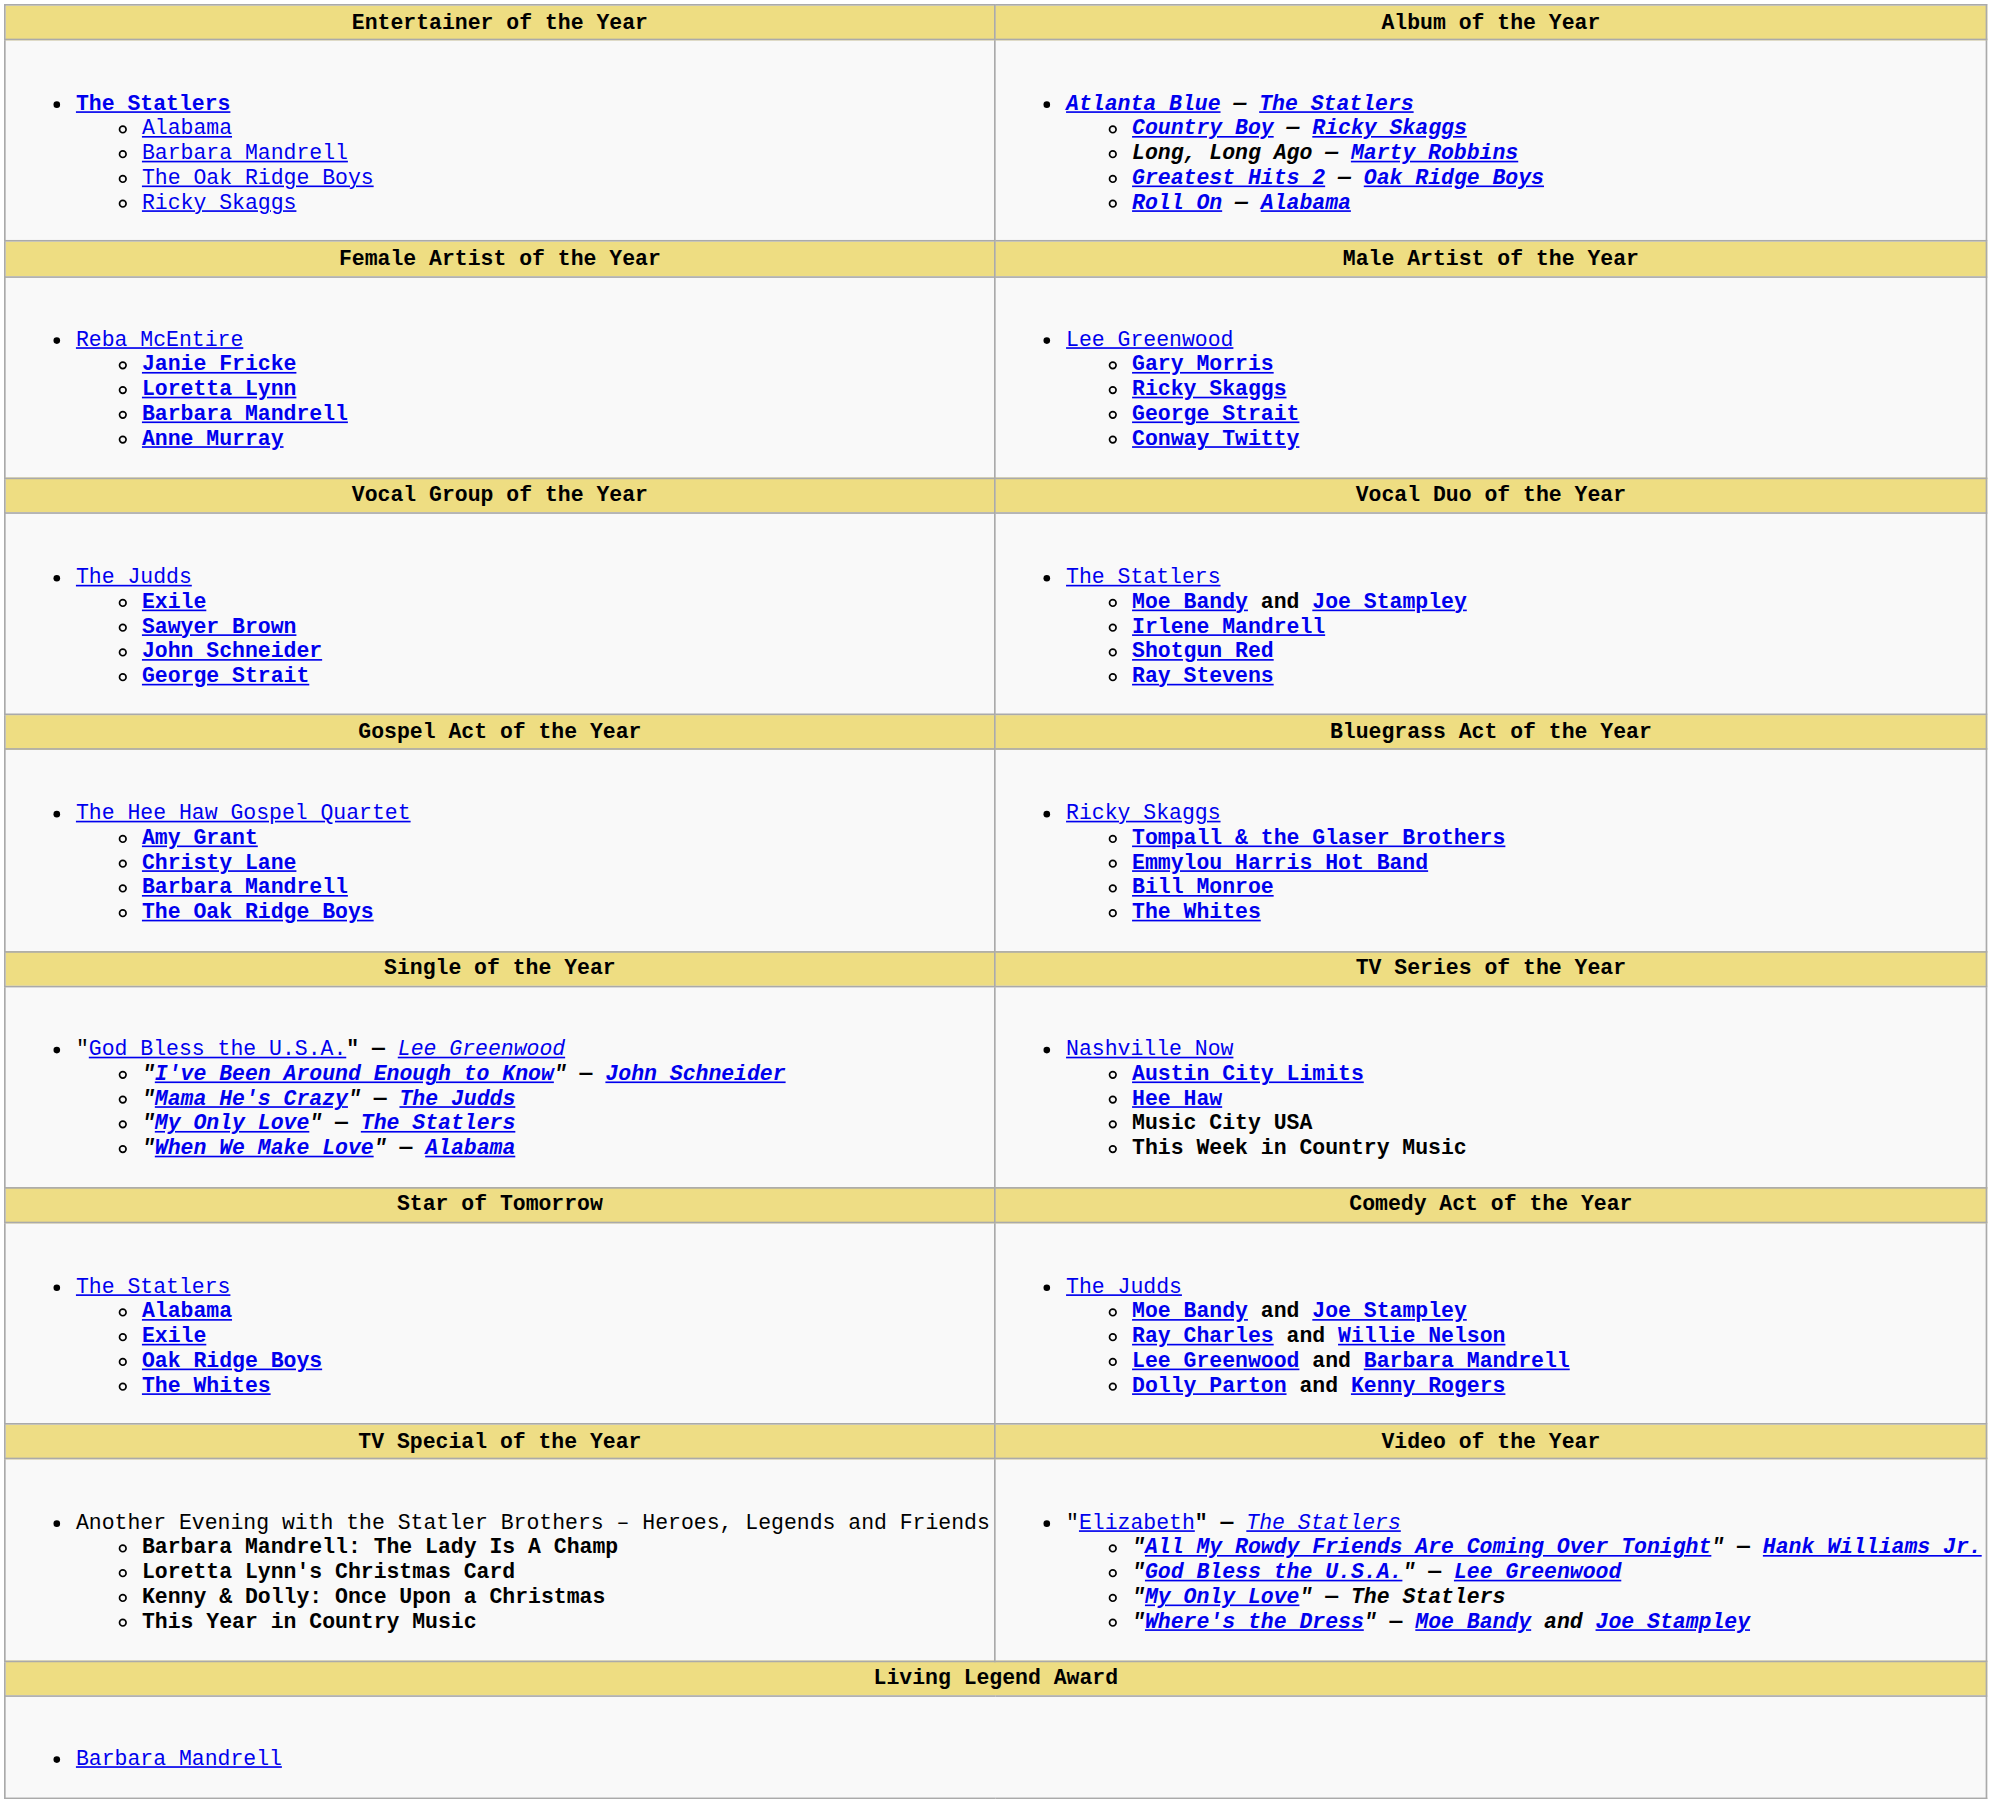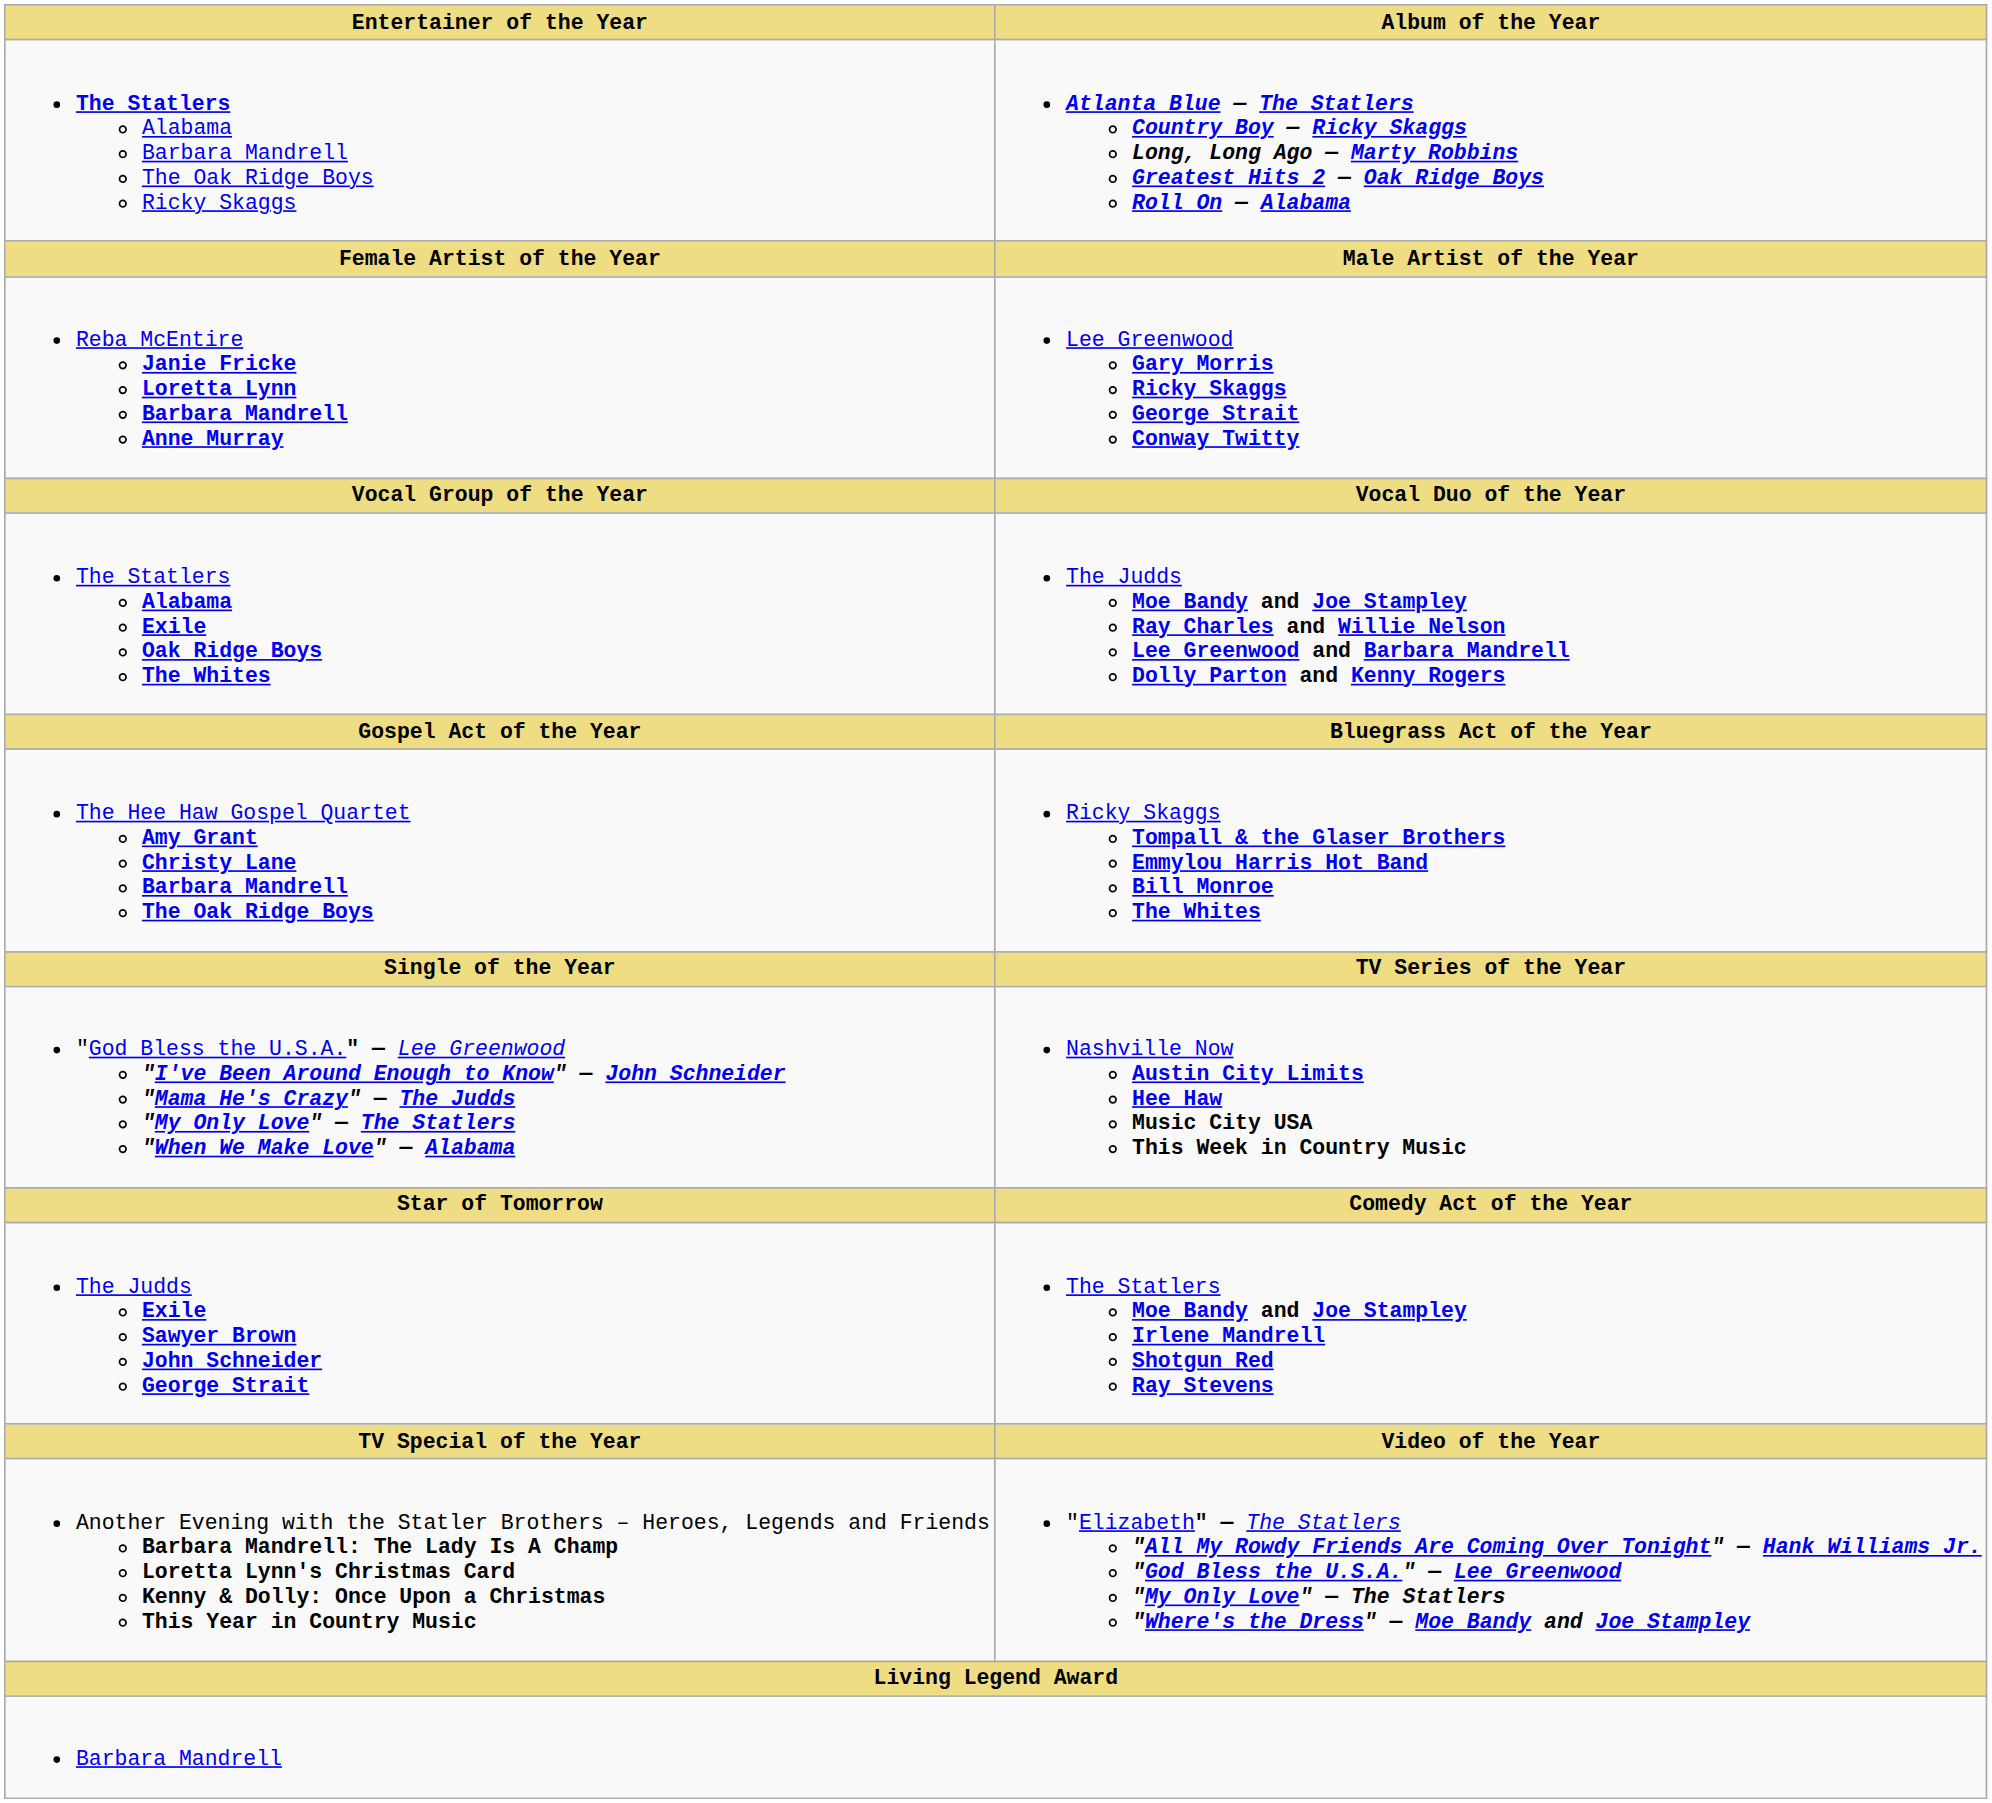rows swapped: (500, 1336) <-> (500, 626)
